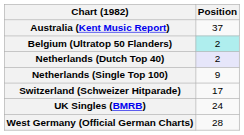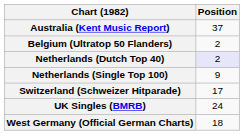(217, 43) paleturquoise background -> (217, 43) no background
(217, 122) 28 -> (217, 122) 18
